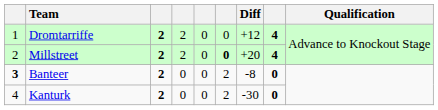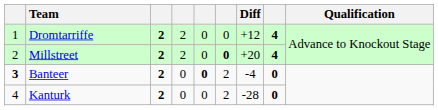(204, 74) normal -> (204, 74) bold
(250, 74) -8 -> (250, 74) -4
(250, 94) -30 -> (250, 94) -28
